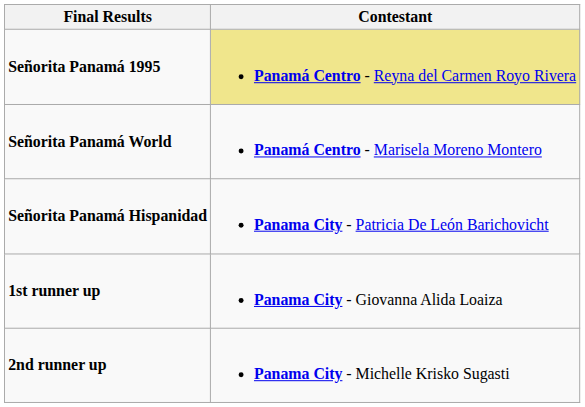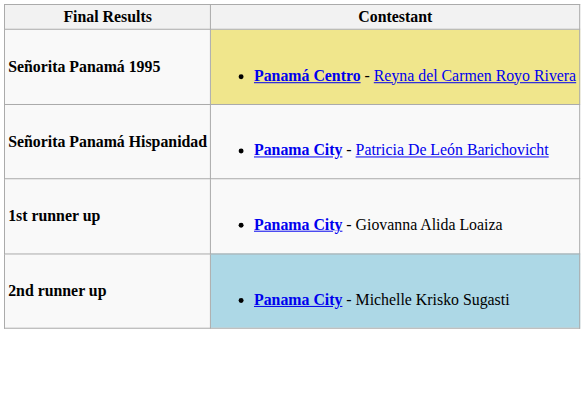- row: (90, 141)
(395, 374) no background -> (395, 300) lightblue background
